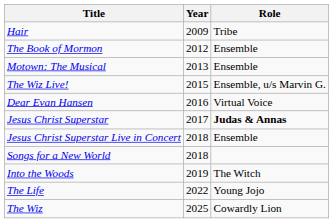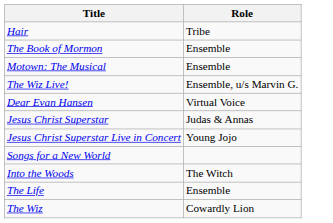- column: (197, 13)
(250, 119) bold -> (220, 119) normal
(236, 137) Ensemble -> (211, 137) Young Jojo
(239, 191) Young Jojo -> (208, 191) Ensemble
